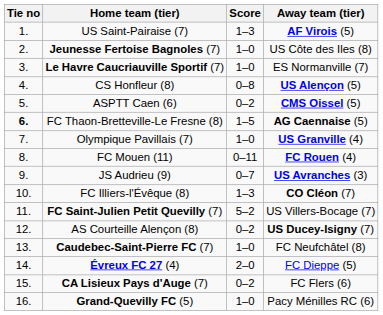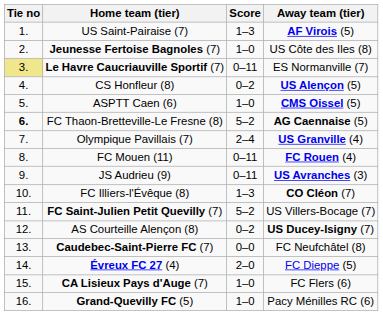(24, 67) no background -> (24, 67) khaki background
(245, 67) 1–0 -> (245, 67) 0–11
(245, 85) 0–8 -> (245, 85) 0–2
(245, 103) 0–2 -> (245, 103) 1–0
(245, 121) 1–5 -> (245, 121) 5–2
(245, 139) 1–0 -> (245, 139) 2–4
(245, 175) 0–7 -> (245, 175) 0–11
(245, 247) 1–0 -> (245, 247) 0–0
(245, 283) 0–2 -> (245, 283) 1–0
